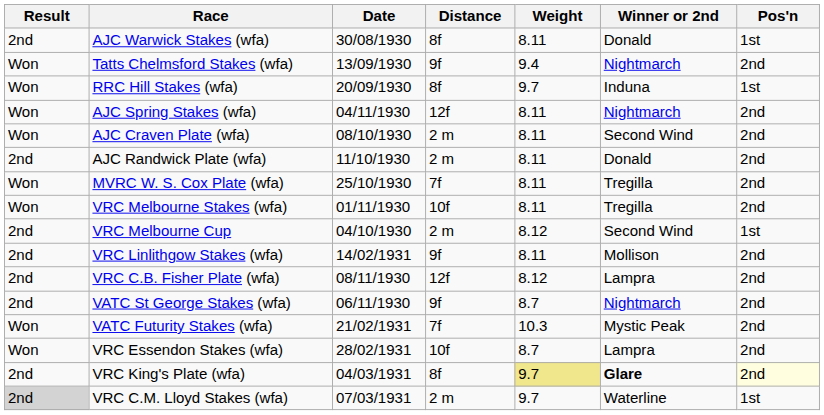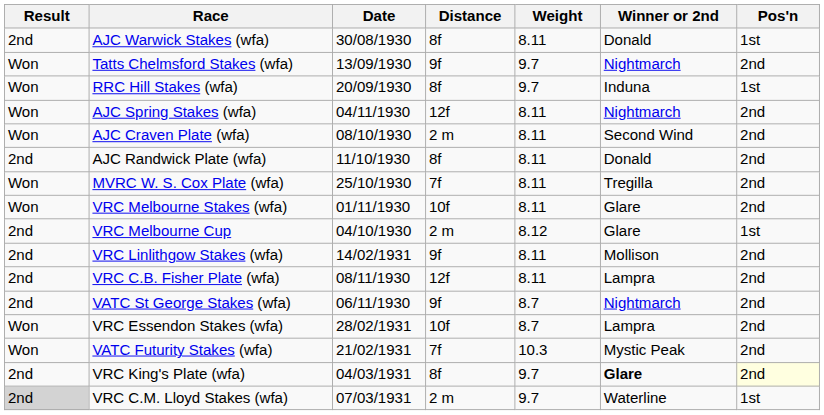(529, 64) 9.4 -> (529, 64) 9.7
(441, 159) 2 m -> (435, 159) 8f
(628, 207) Tregilla -> (622, 207) Glare
(648, 231) Second Wind -> (622, 231) Glare
(533, 278) 8.12 -> (532, 278) 8.11
rows swapped: (182, 326) <-> (188, 350)
(529, 374) khaki background -> (529, 374) no background
